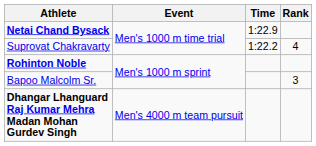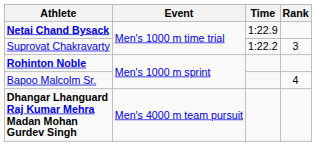(296, 47) 4 -> (296, 47) 3
(296, 81) 3 -> (296, 81) 4
